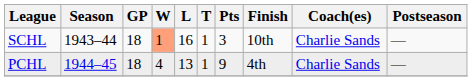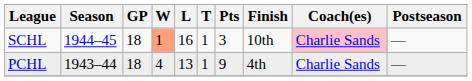(90, 40) 1943–44 -> (90, 40) 1944–45
(338, 40) no background -> (338, 40) pink background
(90, 64) 1944–45 -> (90, 64) 1943–44
